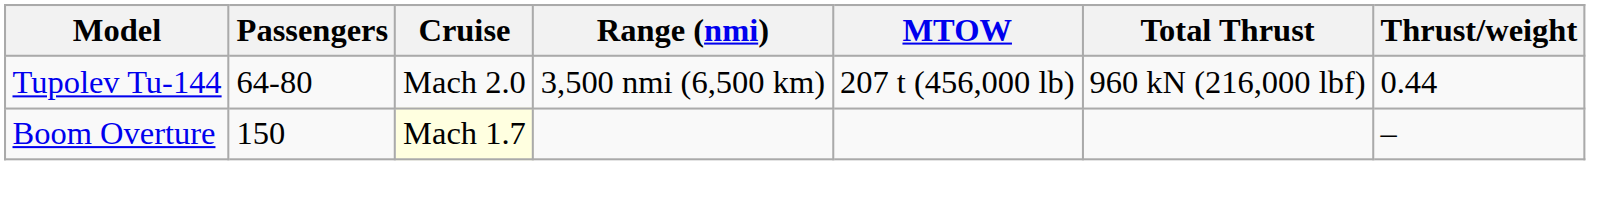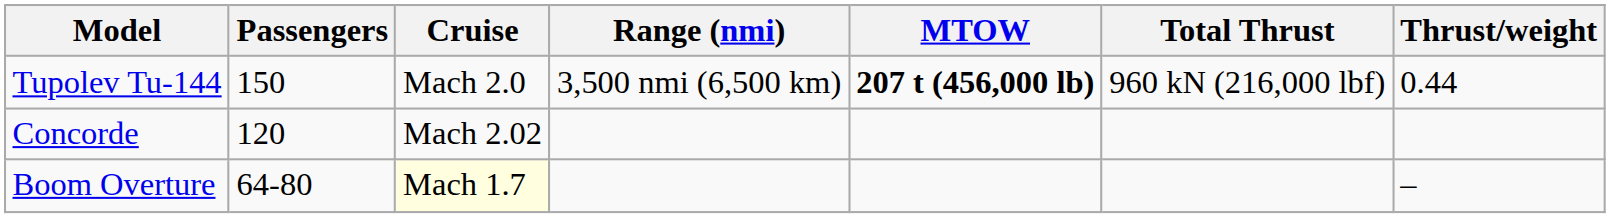(274, 81) 64-80 -> (261, 81) 150
(957, 81) normal -> (975, 81) bold
+ row: (76, 133)
(261, 133) 150 -> (274, 184) 64-80
